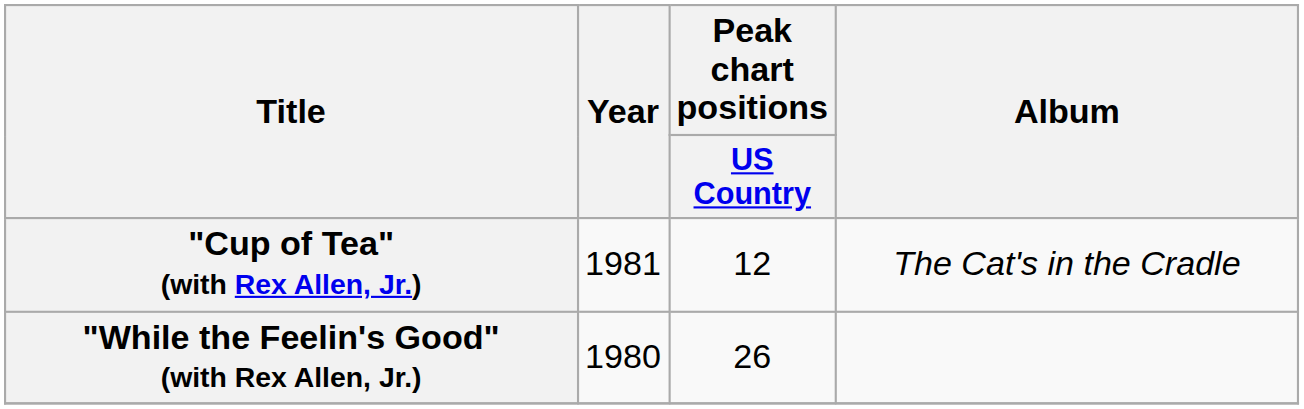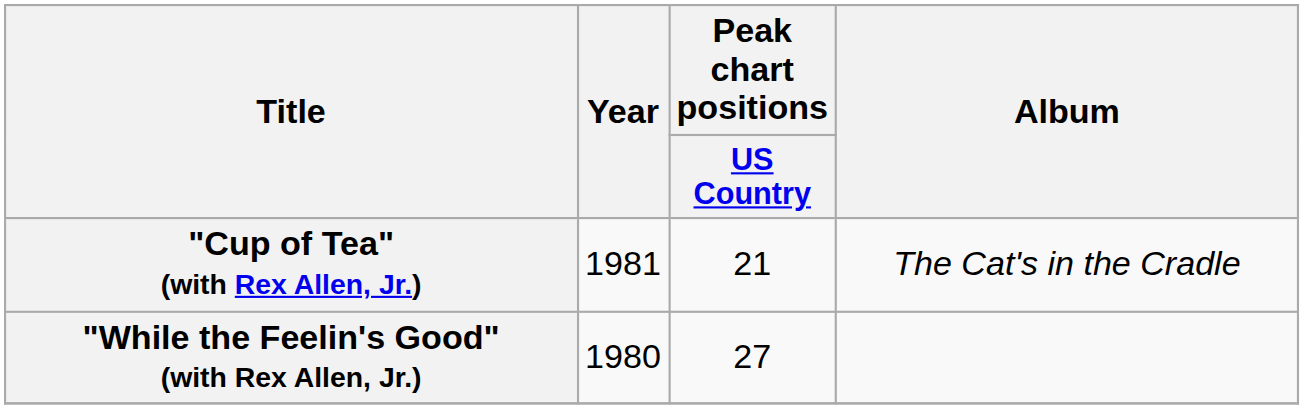(752, 263) 12 -> (752, 263) 21
(752, 356) 26 -> (752, 356) 27
